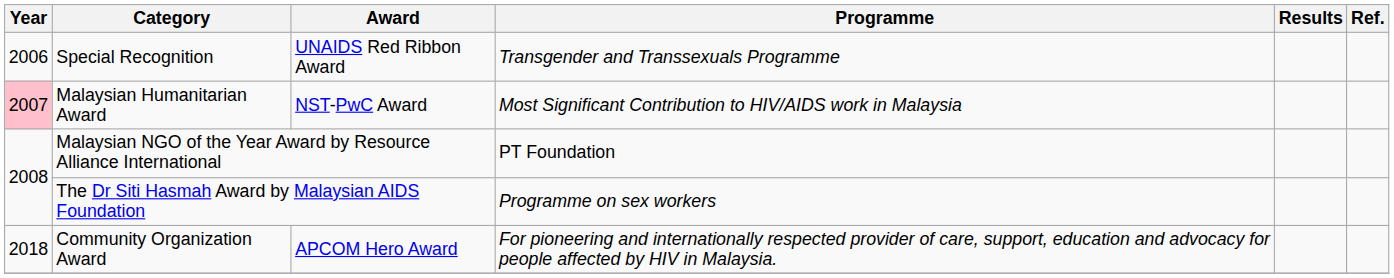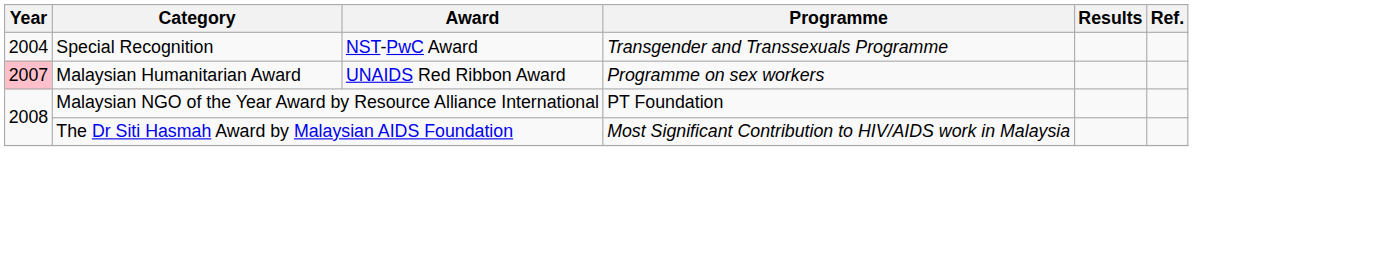(28, 56) 2006 -> (28, 46) 2004
(378, 56) UNAIDS Red Ribbon Award -> (412, 46) NST-PwC Award
(361, 104) NST-PwC Award -> (456, 74) UNAIDS Red Ribbon Award
(730, 104) Most Significant Contribution to HIV/AIDS work in Malaysia -> (716, 74) Programme on sex workers
(607, 201) Programme on sex workers -> (839, 131) Most Significant Contribution to HIV/AIDS work in Malaysia
- row: (154, 249)
